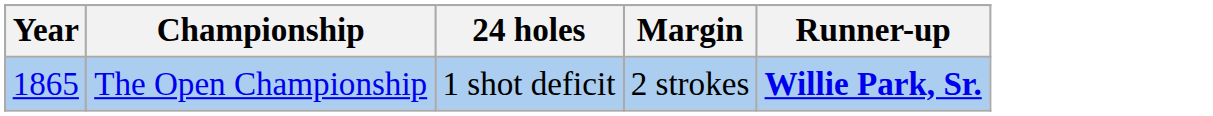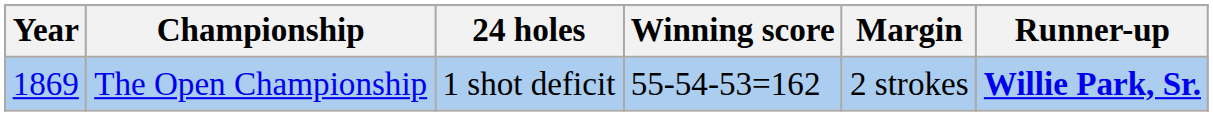+ column: (733, 30)
(46, 83) 1865 -> (46, 83) 1869
